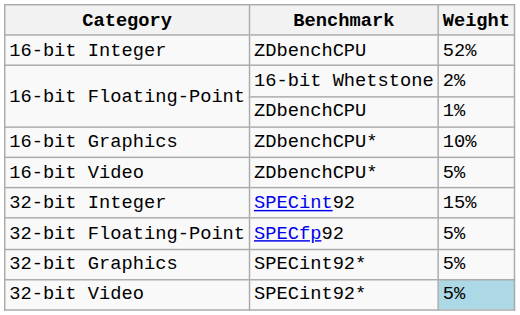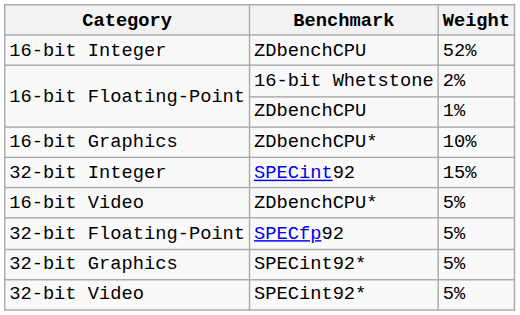rows swapped: (77, 173) <-> (88, 203)
(454, 295) lightblue background -> (454, 295) no background
